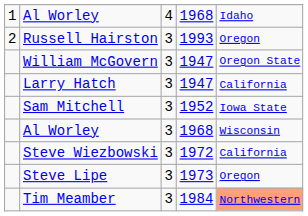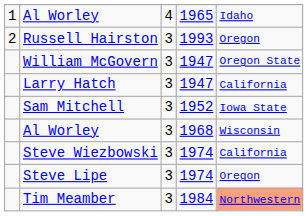(196, 16) 1968 -> (196, 16) 1965
(196, 153) 1972 -> (196, 153) 1974
(196, 176) 1973 -> (196, 176) 1974
